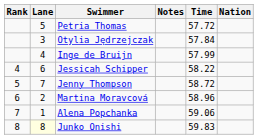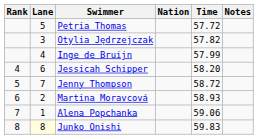columns swapped: (235, 12) <-> (171, 12)
(202, 40) 57.84 -> (207, 40) 57.82
(202, 69) 58.22 -> (207, 69) 58.20
(202, 98) 58.96 -> (207, 98) 58.93
